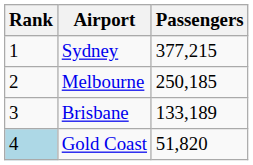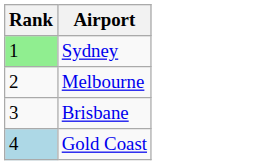- column: (200, 20)
(14, 51) no background -> (14, 51) lightgreen background
